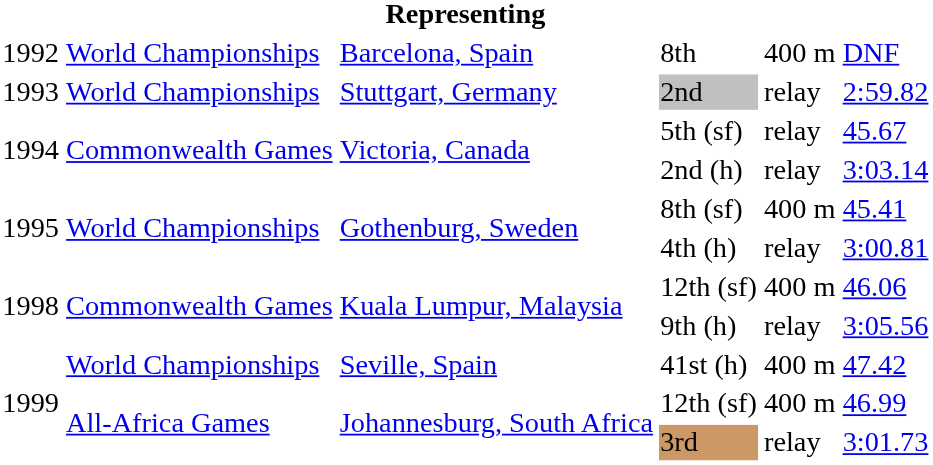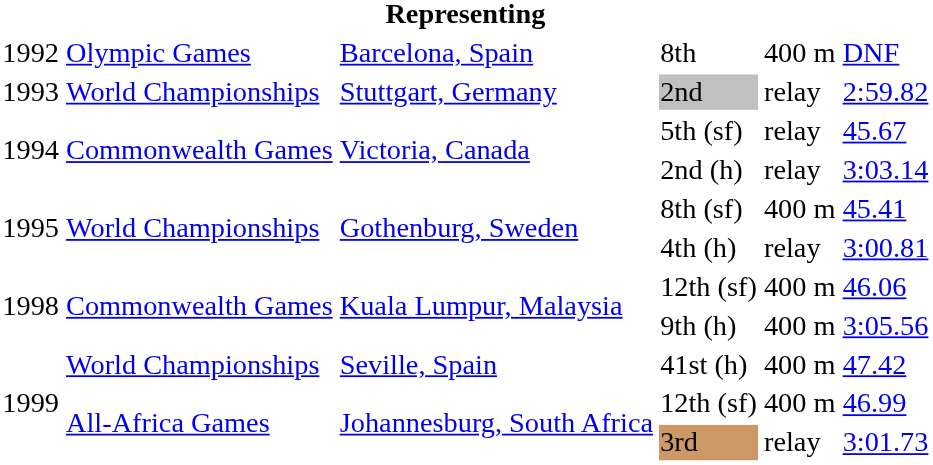(193, 52) World Championships -> (158, 52) Olympic Games
(792, 325) relay -> (800, 325) 400 m
